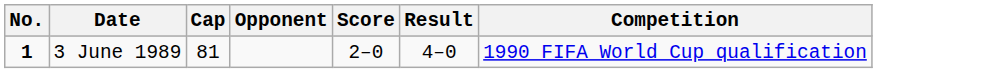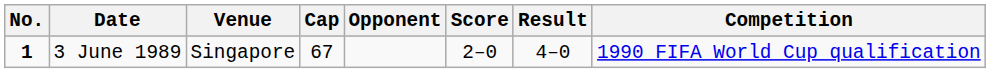+ column: (243, 21)
(208, 52) 81 -> (322, 52) 67
